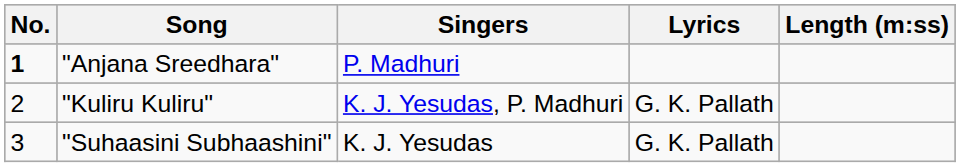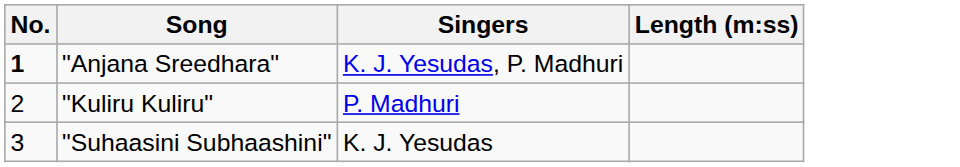- column: (704, 25)
(401, 64) P. Madhuri -> (483, 64) K. J. Yesudas, P. Madhuri
(483, 103) K. J. Yesudas, P. Madhuri -> (401, 103) P. Madhuri
